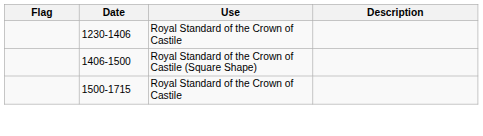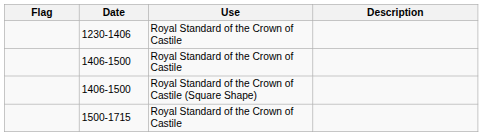+ row: (106, 62)
